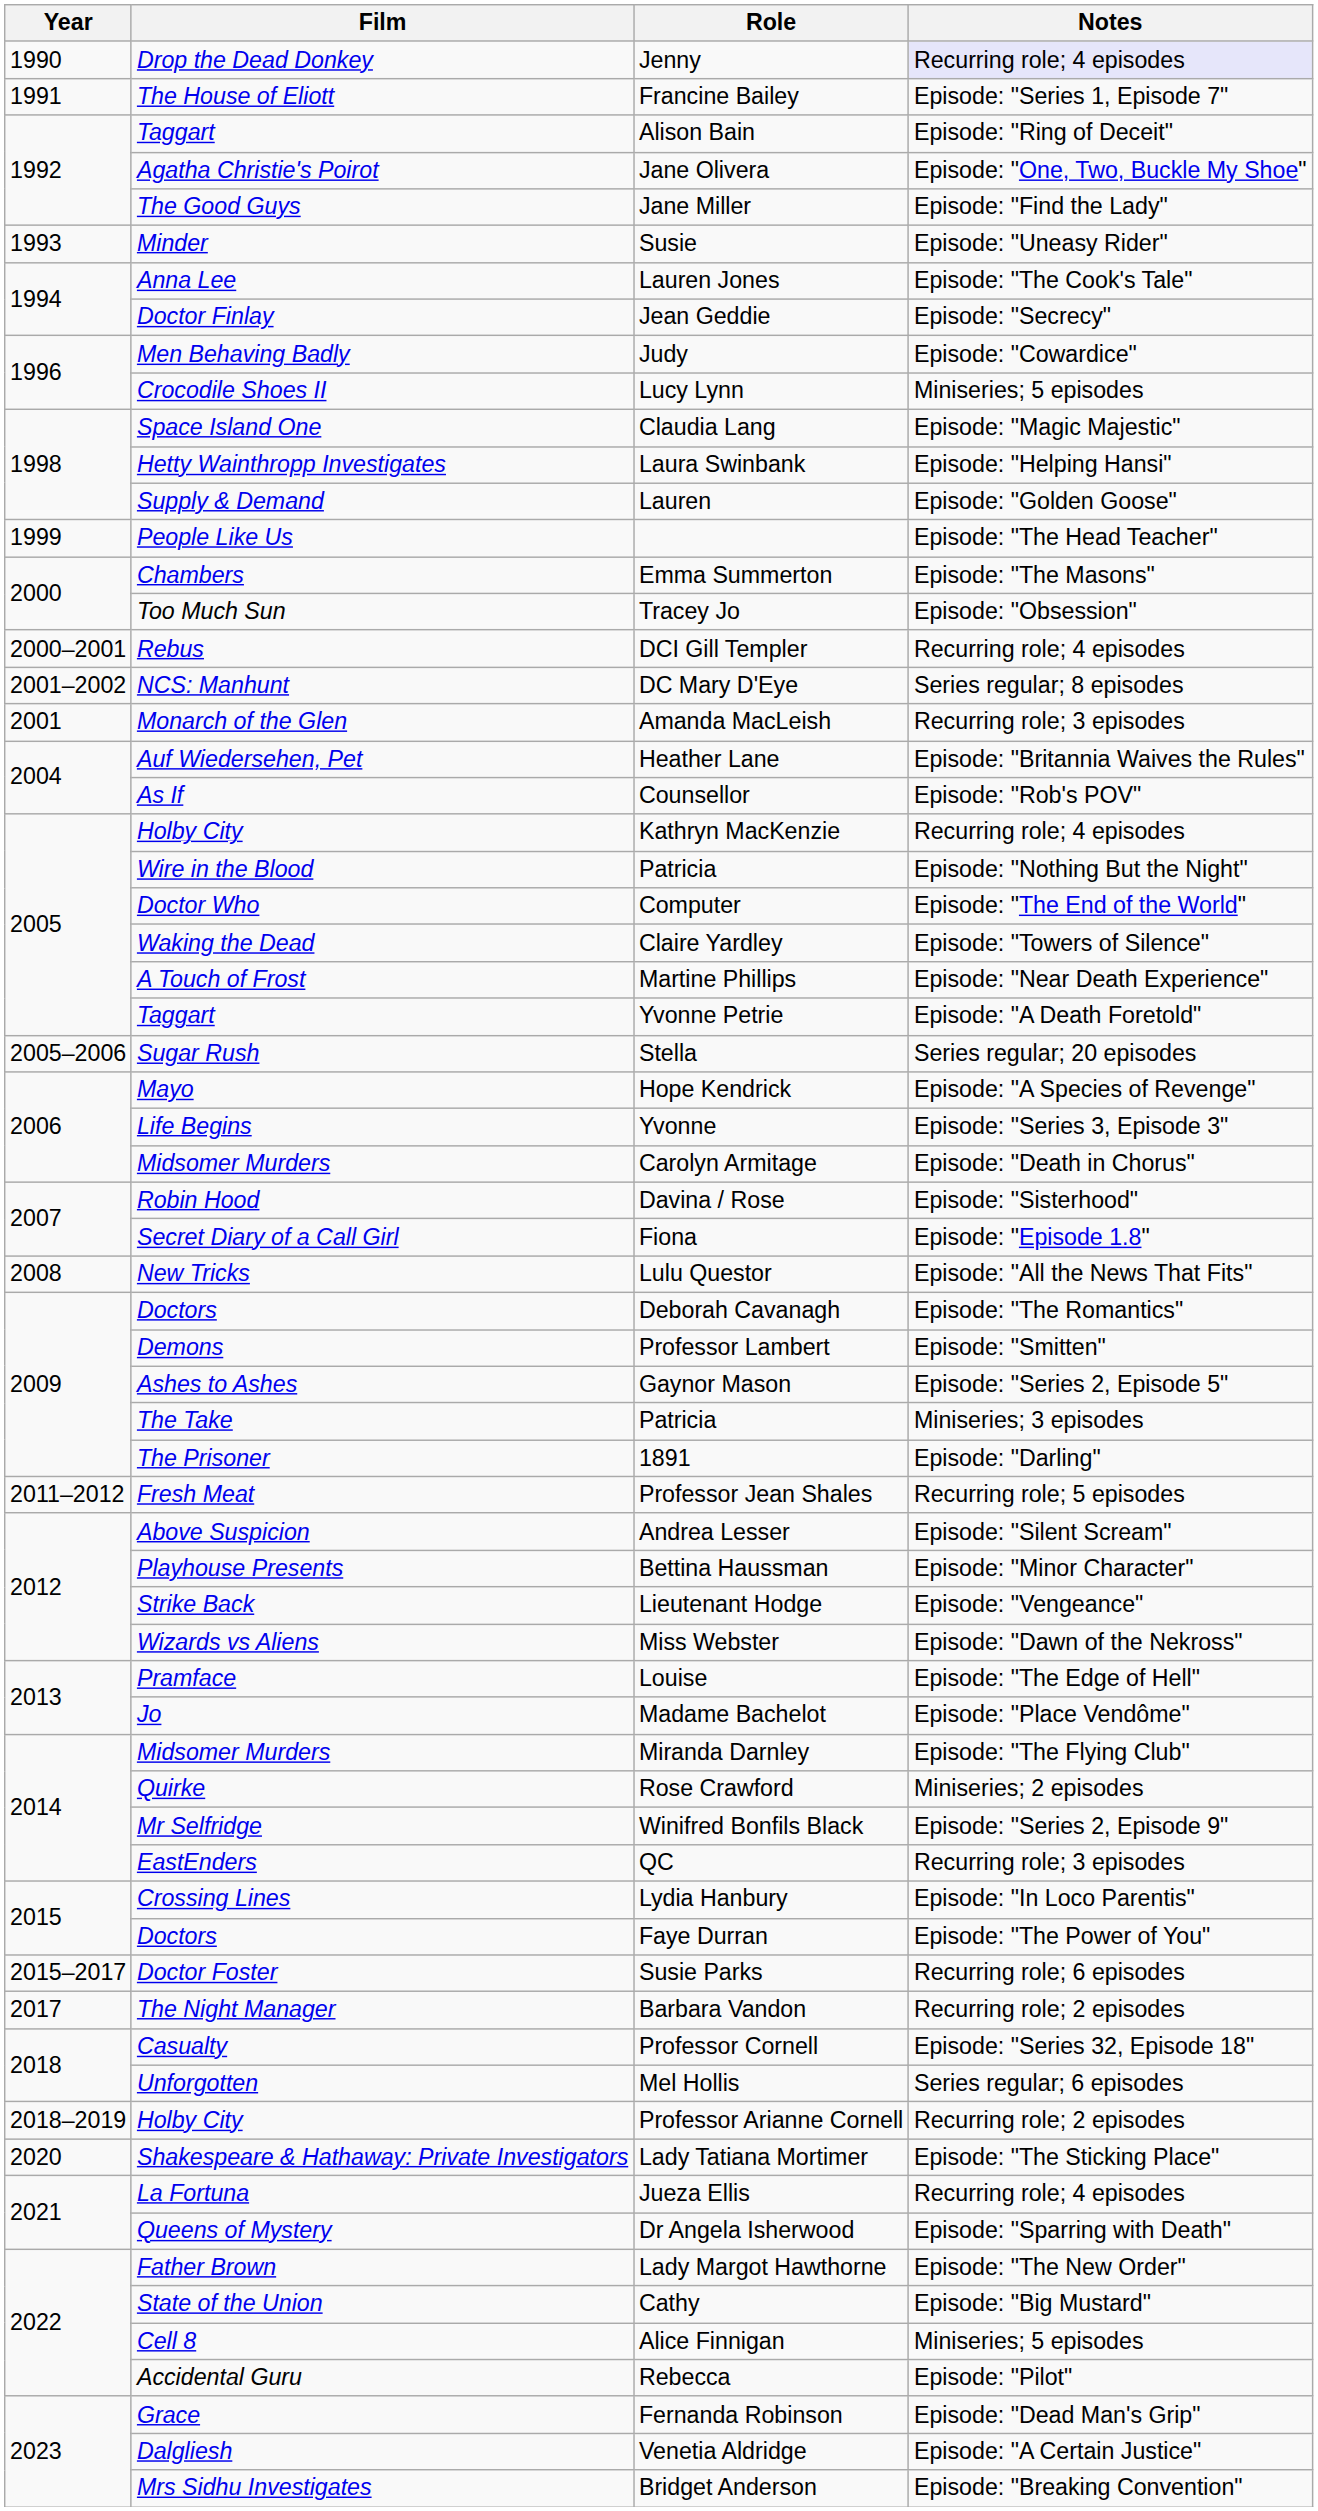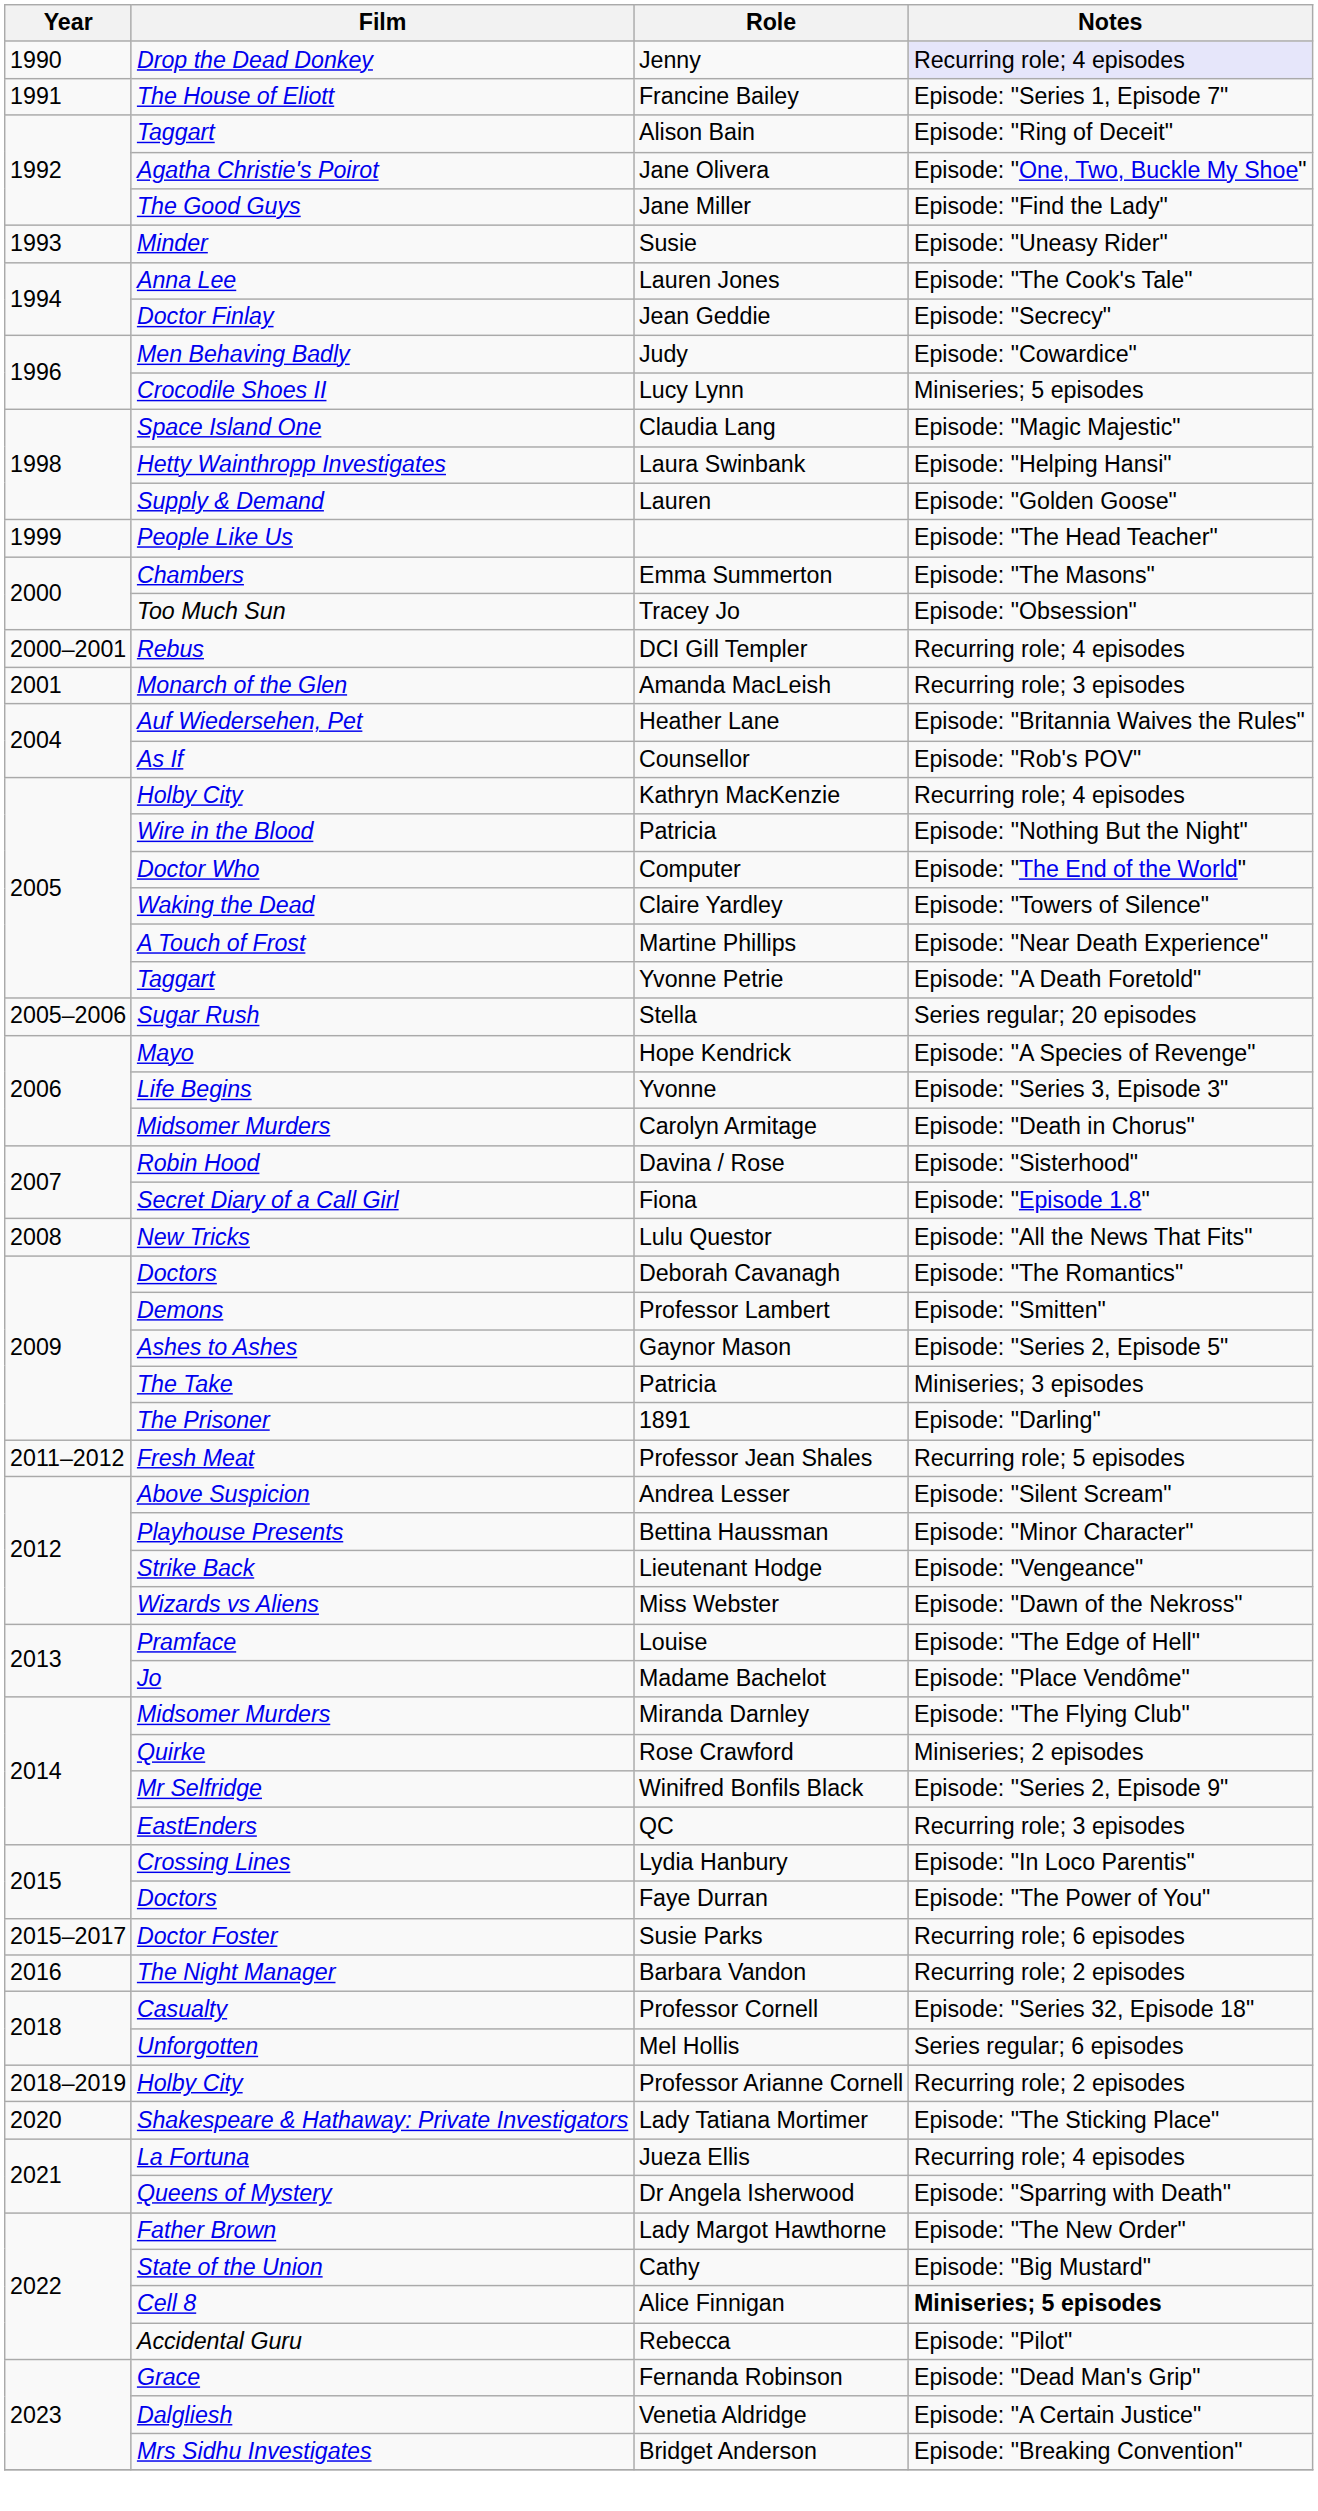- row: (213, 685)
(36, 2009) 2017 -> (36, 1972) 2016
(1029, 2340) normal -> (1038, 2304) bold
